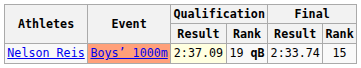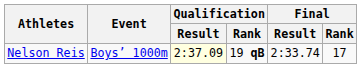(129, 53) lightsalmon background -> (129, 53) no background
(340, 53) 15 -> (340, 53) 17
